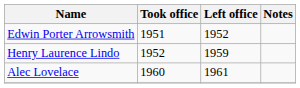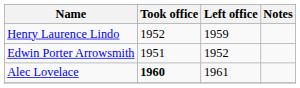rows swapped: (71, 33) <-> (63, 53)
(153, 72) normal -> (153, 72) bold
